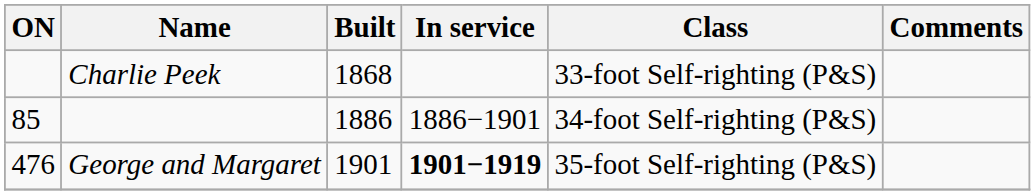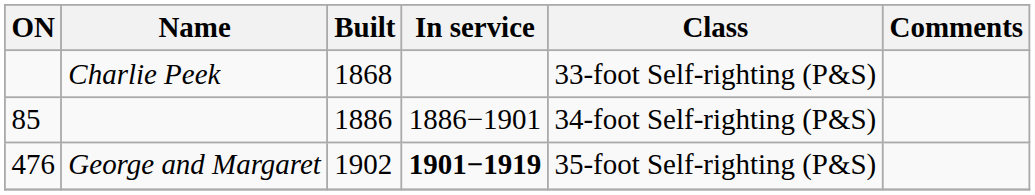(363, 165) 1901 -> (363, 165) 1902
